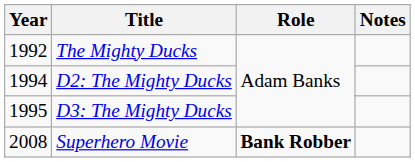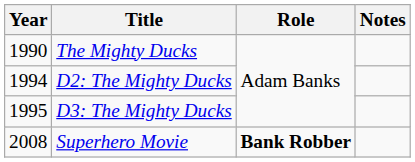(28, 50) 1992 -> (28, 50) 1990
